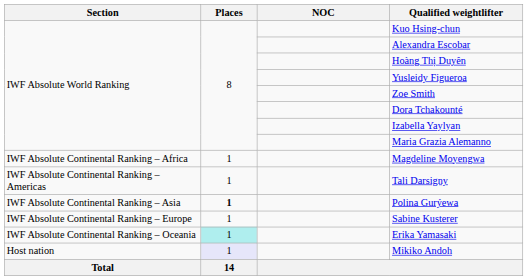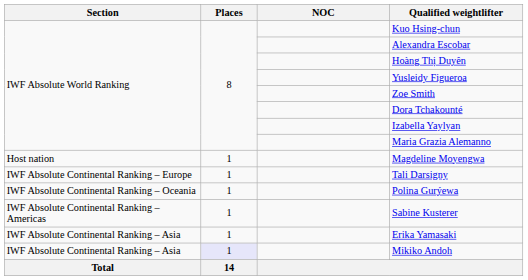(97, 158) IWF Absolute Continental Ranking – Africa -> (30, 158) Host nation
(83, 180) IWF Absolute Continental Ranking – Americas -> (99, 175) IWF Absolute Continental Ranking – Europe
(94, 202) IWF Absolute Continental Ranking – Asia -> (101, 191) IWF Absolute Continental Ranking – Oceania
(229, 202) bold -> (229, 191) normal
(99, 219) IWF Absolute Continental Ranking – Europe -> (83, 213) IWF Absolute Continental Ranking – Americas
(101, 235) IWF Absolute Continental Ranking – Oceania -> (94, 235) IWF Absolute Continental Ranking – Asia
(229, 235) paleturquoise background -> (229, 235) no background
(30, 251) Host nation -> (94, 251) IWF Absolute Continental Ranking – Asia
